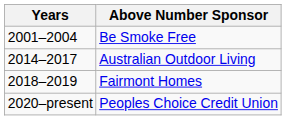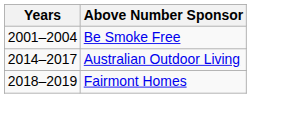- row: (189, 103)
